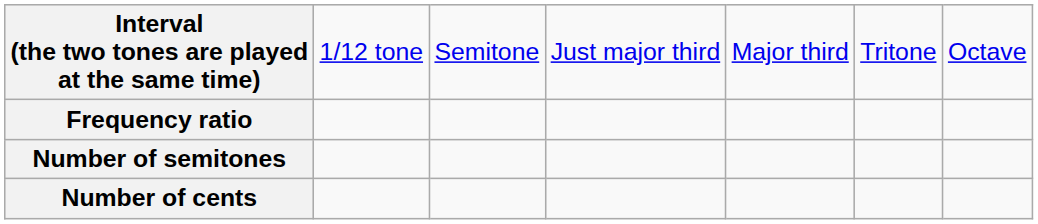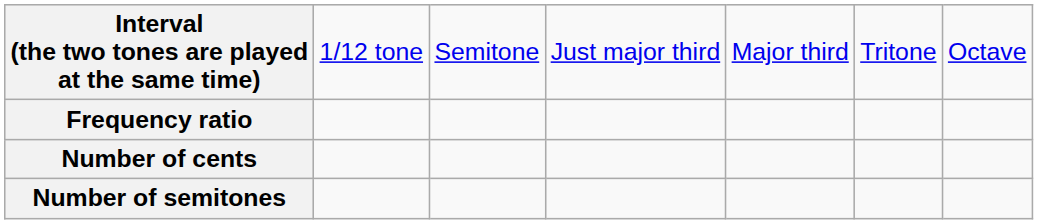rows swapped: (159, 158) <-> (159, 197)
